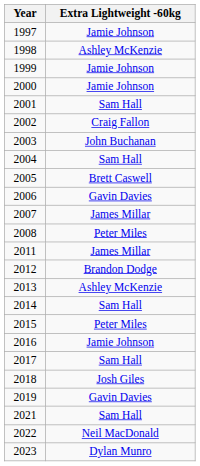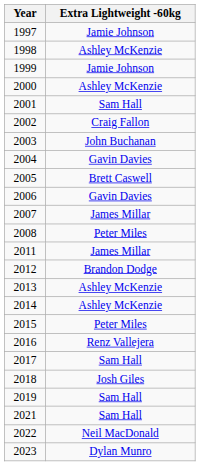(120, 86) Jamie Johnson -> (120, 86) Ashley McKenzie
(120, 159) Sam Hall -> (120, 159) Gavin Davies
(120, 305) Sam Hall -> (120, 305) Ashley McKenzie
(120, 342) Jamie Johnson -> (120, 342) Renz Vallejera
(120, 397) Gavin Davies -> (120, 397) Sam Hall
